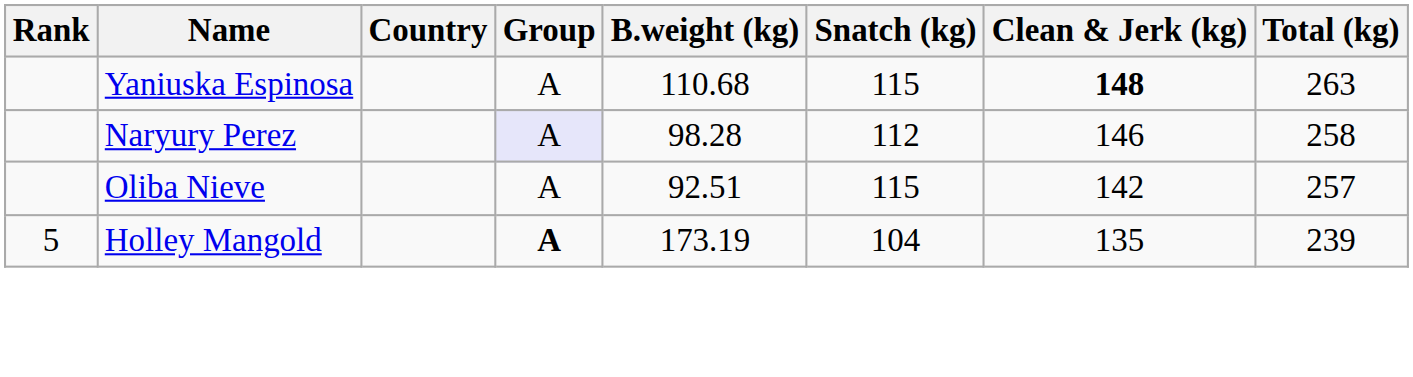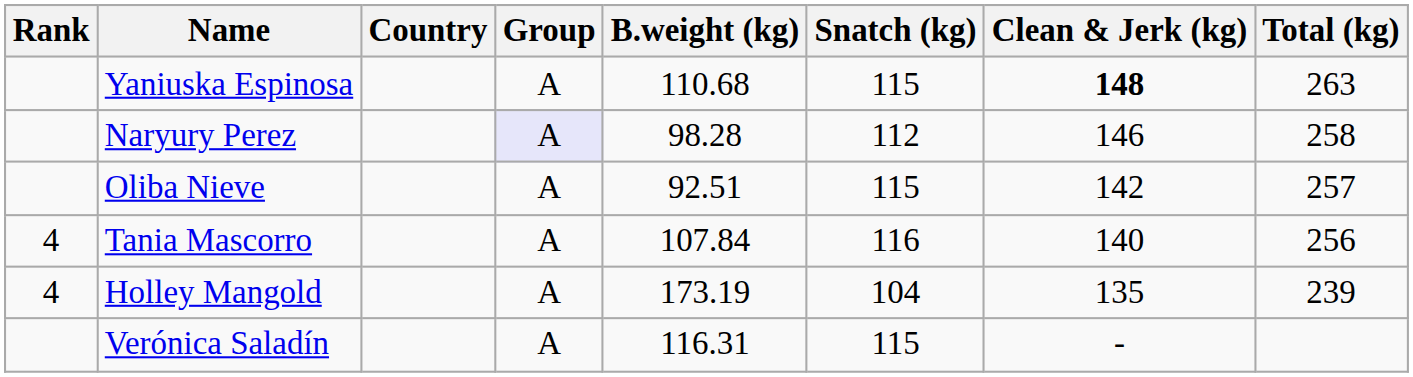+ row: (208, 239)
(51, 239) 5 -> (51, 291) 4
(549, 239) bold -> (549, 291) normal
+ row: (217, 344)
